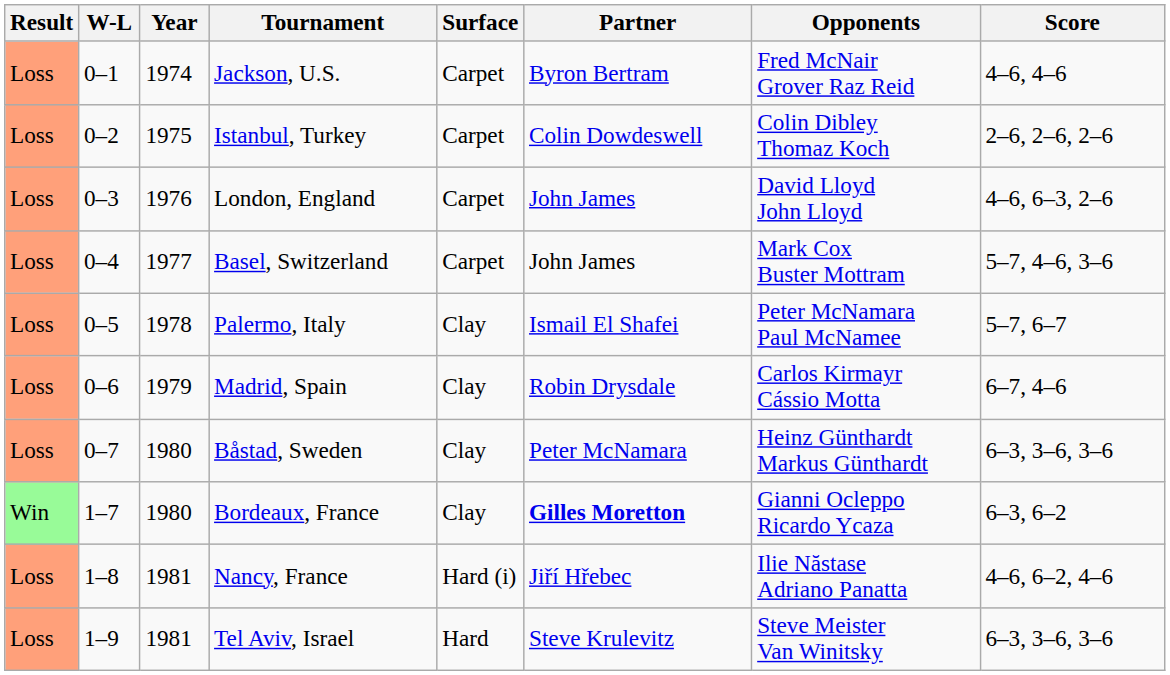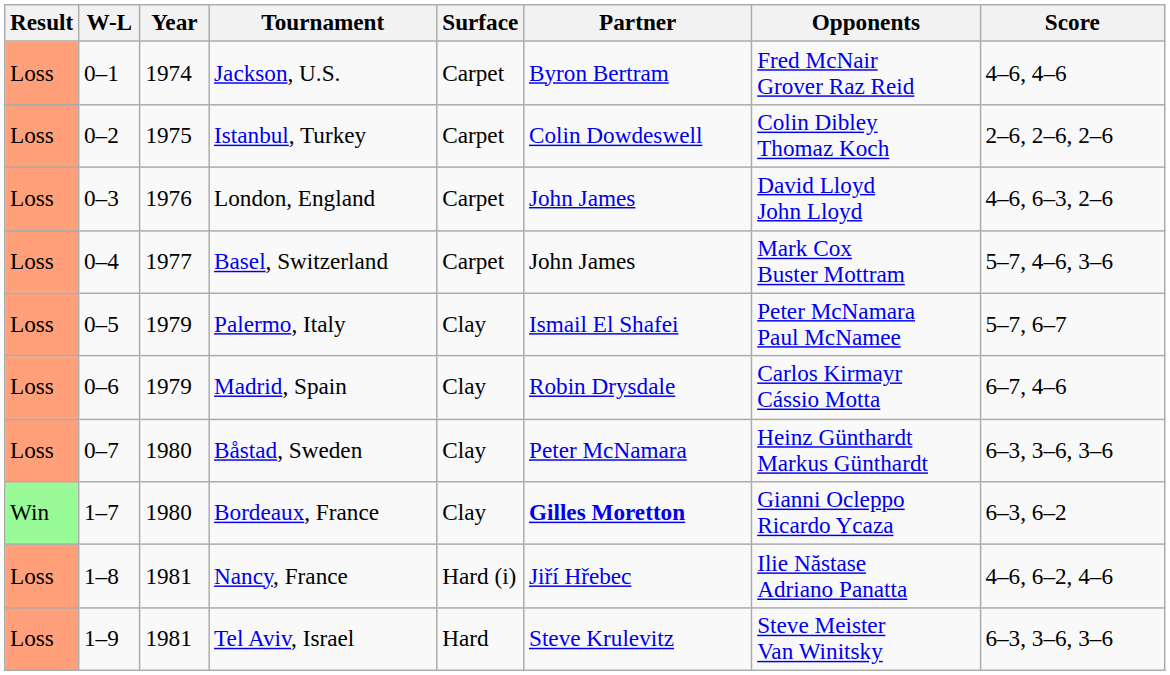(169, 324) 1978 -> (169, 324) 1979
